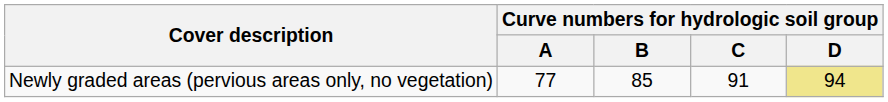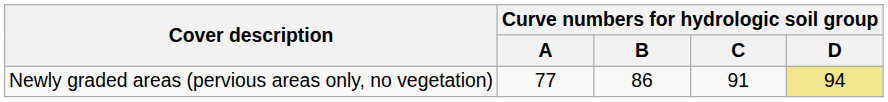(642, 81) 85 -> (642, 81) 86
